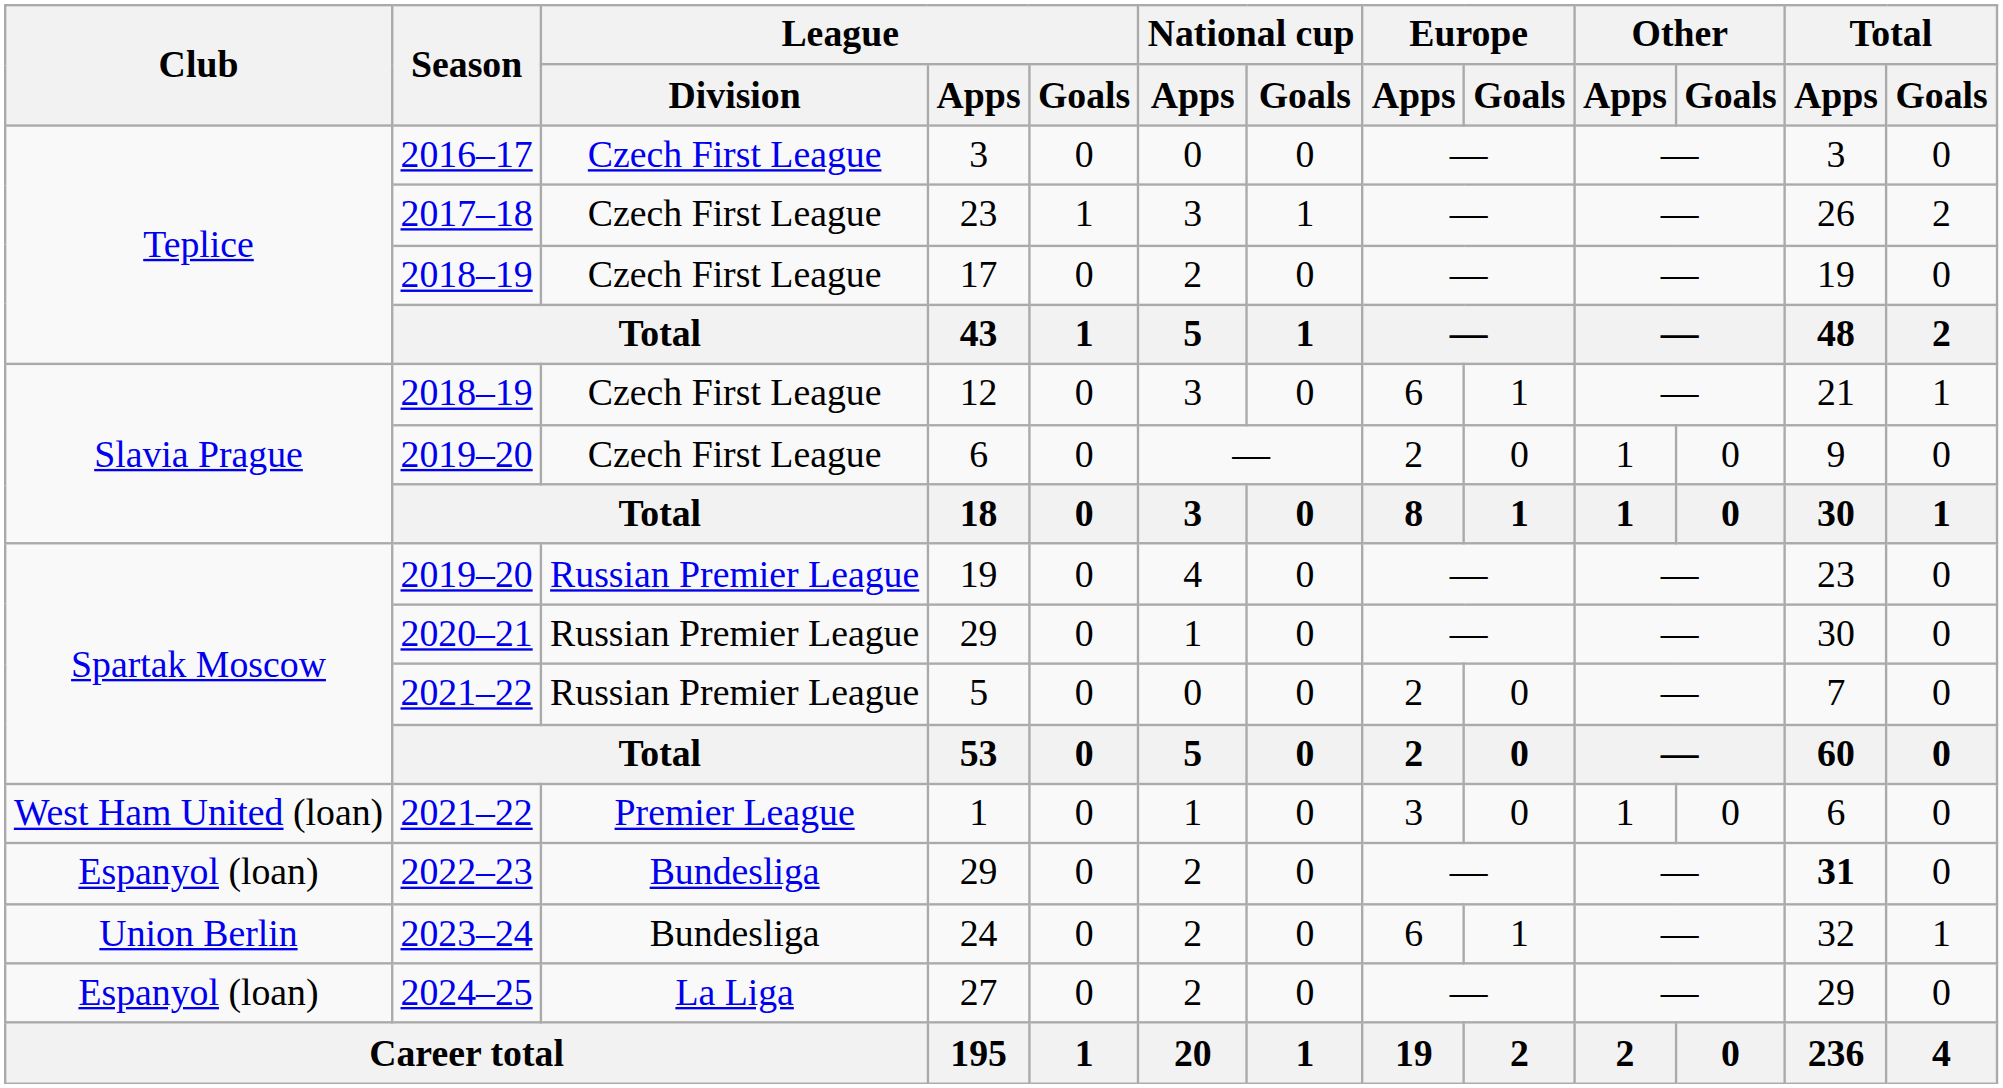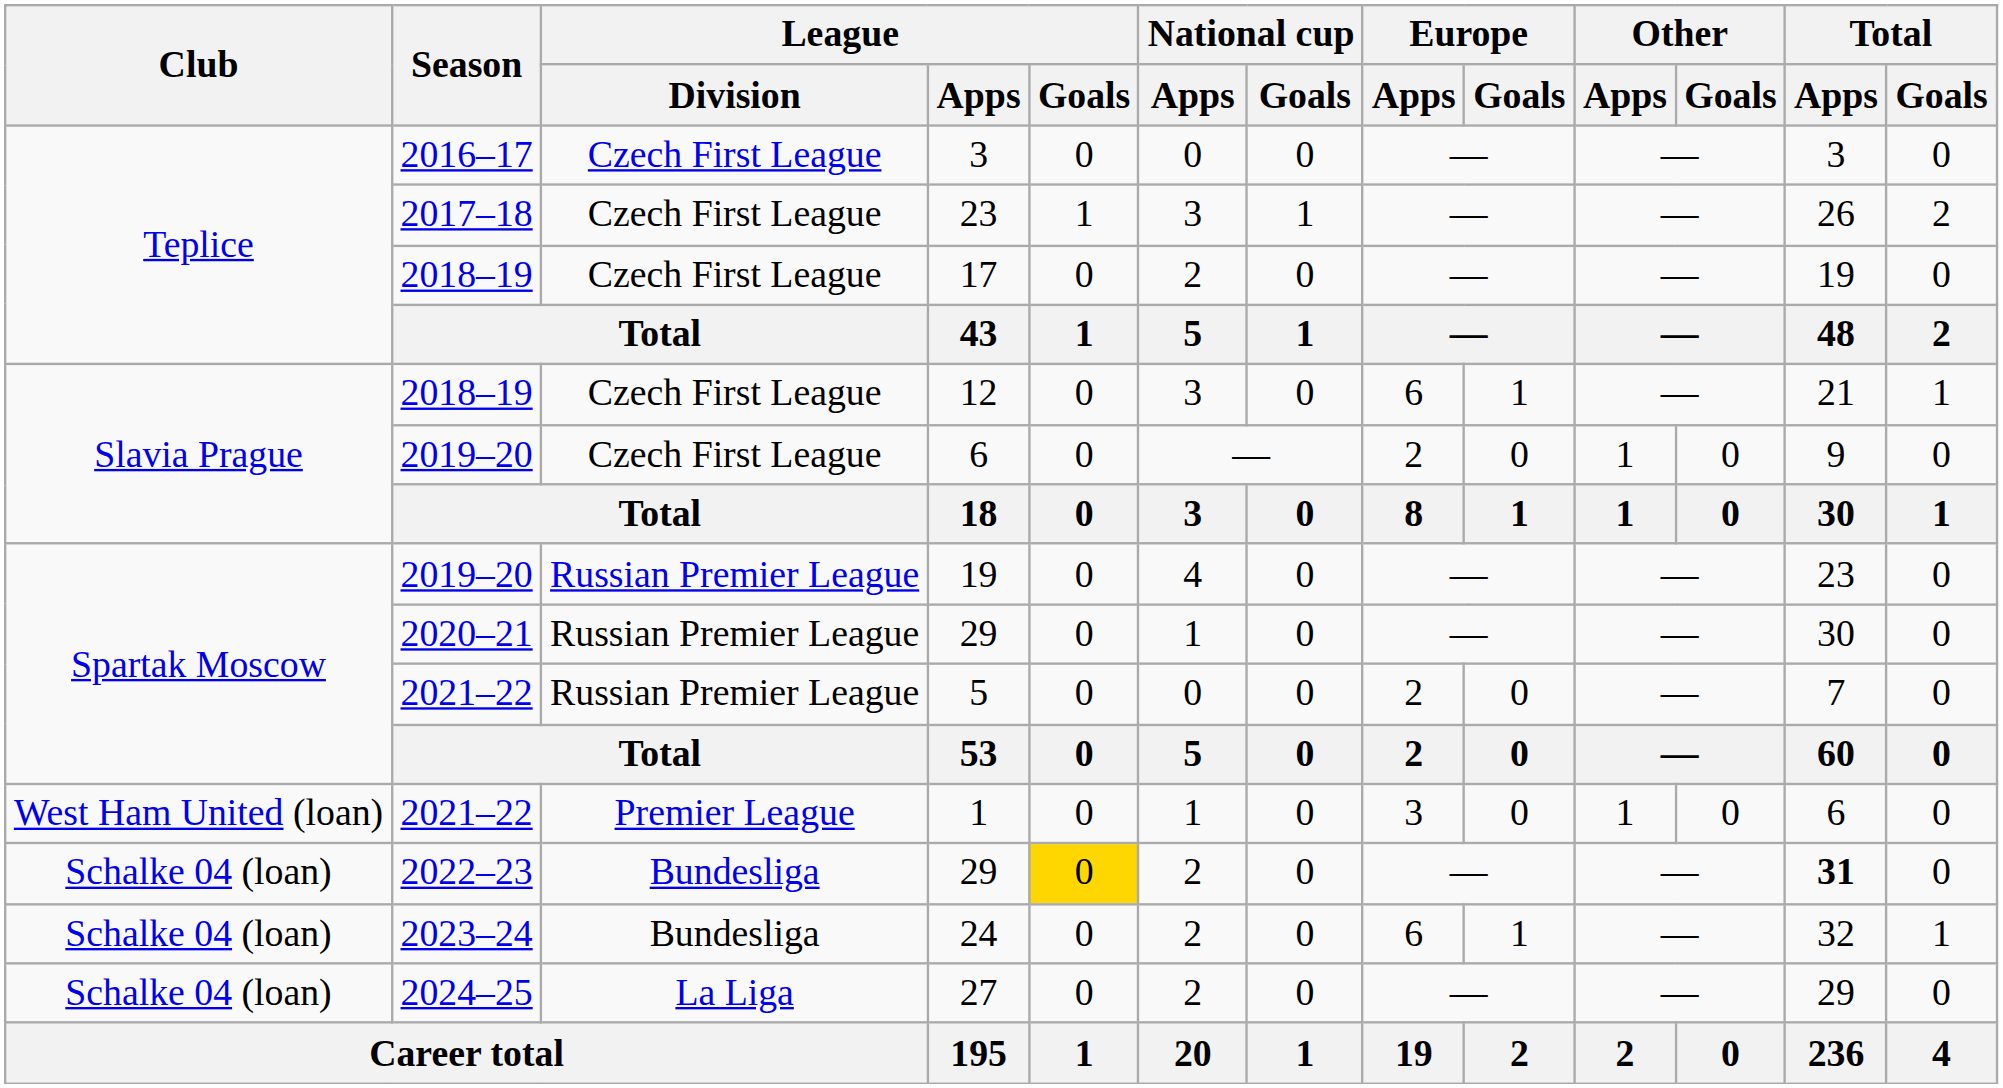(198, 872) Espanyol (loan) -> (198, 872) Schalke 04 (loan)
(1084, 872) no background -> (1084, 872) gold background
(198, 932) Union Berlin -> (198, 932) Schalke 04 (loan)
(198, 992) Espanyol (loan) -> (198, 992) Schalke 04 (loan)
